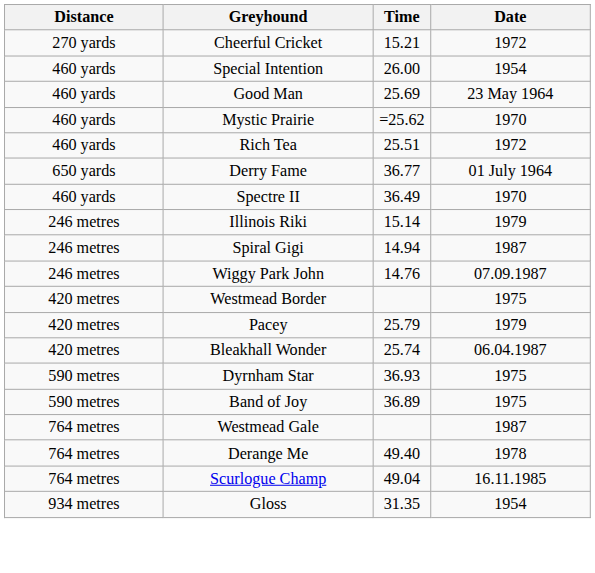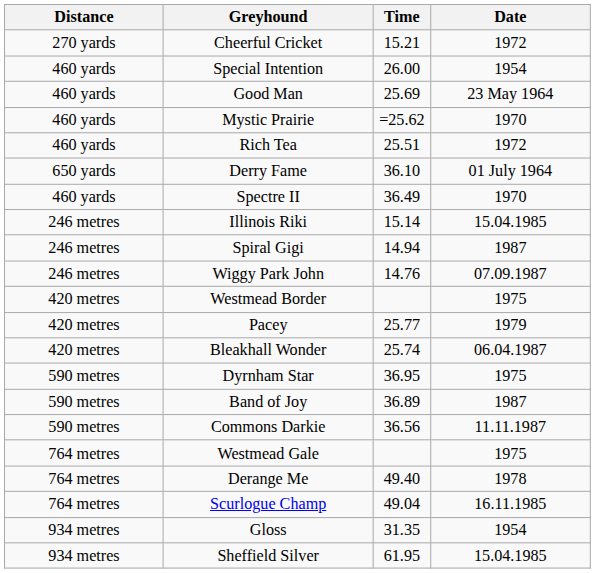(402, 171) 36.77 -> (402, 171) 36.10
(510, 222) 1979 -> (510, 222) 15.04.1985
(402, 324) 25.79 -> (402, 324) 25.77
(402, 376) 36.93 -> (402, 376) 36.95
(510, 401) 1975 -> (510, 401) 1987
+ row: (268, 427)
(510, 427) 1987 -> (510, 453) 1975
+ row: (268, 555)
